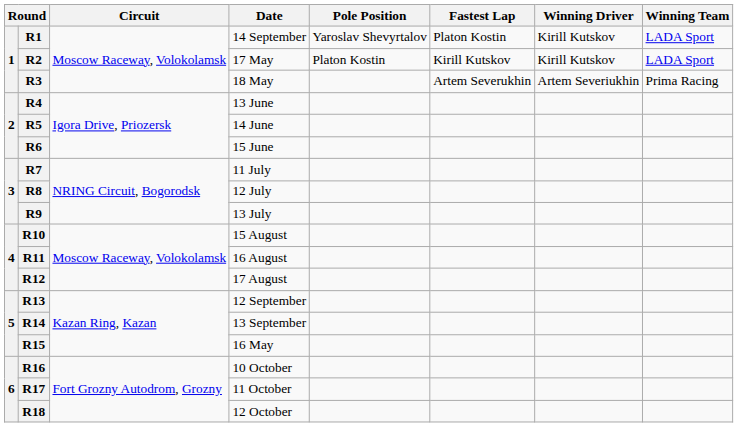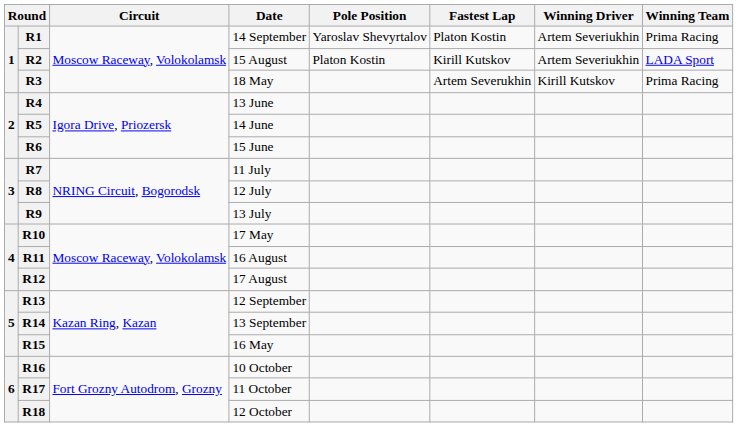(576, 37) Kirill Kutskov -> (588, 37) Artem Severiukhin
(680, 37) LADA Sport -> (682, 37) Prima Racing
(253, 59) 17 May -> (260, 59) 15 August
(576, 59) Kirill Kutskov -> (588, 59) Artem Severiukhin
(588, 81) Artem Severiukhin -> (576, 81) Kirill Kutskov
(260, 234) 15 August -> (253, 234) 17 May
